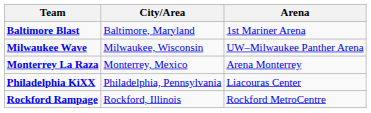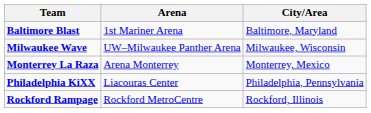columns swapped: (162, 13) <-> (295, 13)
